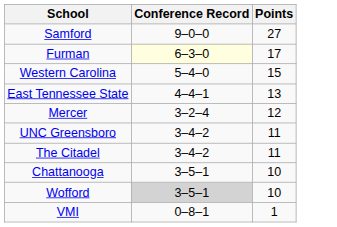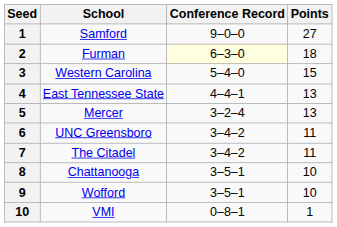+ column: (22, 14)
(274, 53) 17 -> (310, 53) 18
(274, 113) 12 -> (310, 113) 13
(192, 192) lightgrey background -> (227, 192) no background
